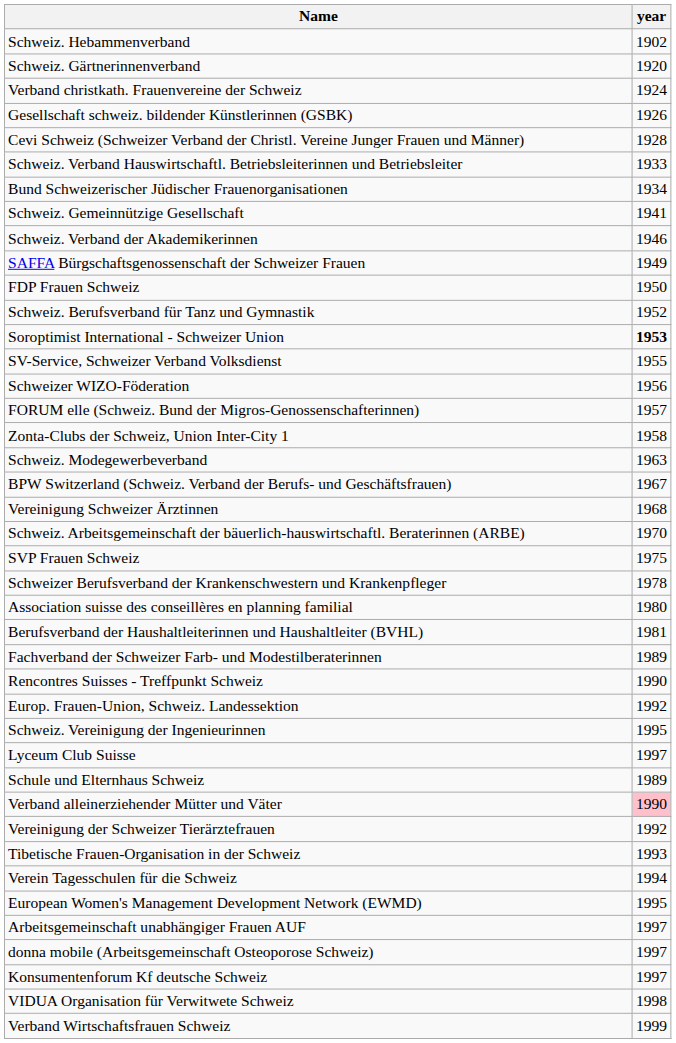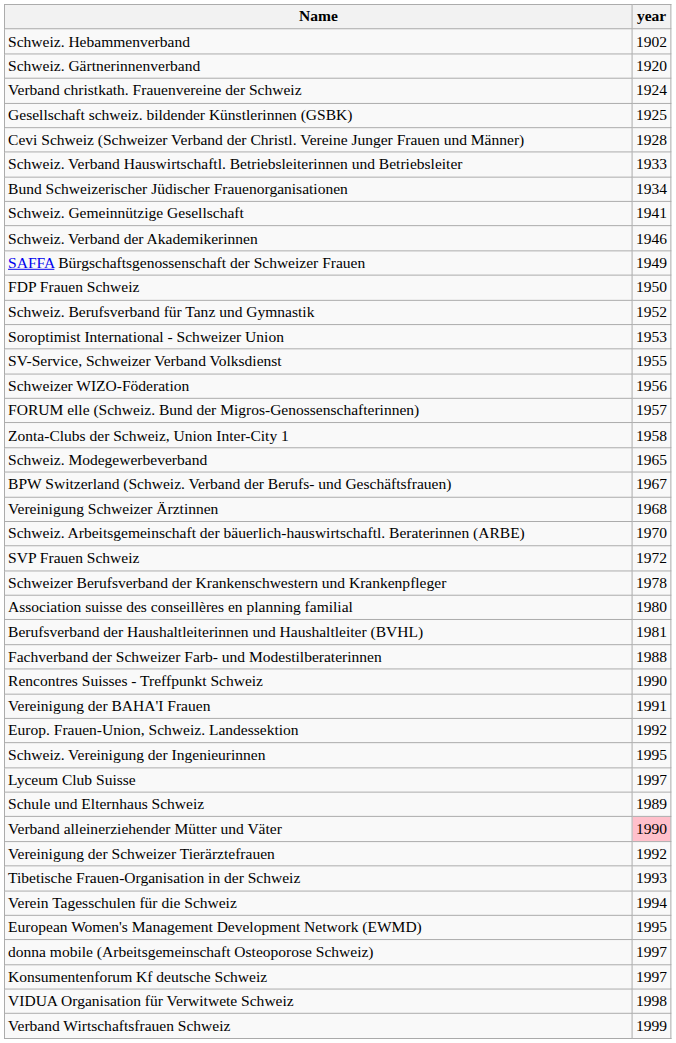(652, 115) 1926 -> (652, 115) 1925
(652, 336) bold -> (652, 336) normal
(652, 459) 1963 -> (652, 459) 1965
(652, 558) 1975 -> (652, 558) 1972
(652, 656) 1989 -> (652, 656) 1988
+ row: (109, 705)
- row: (157, 927)
